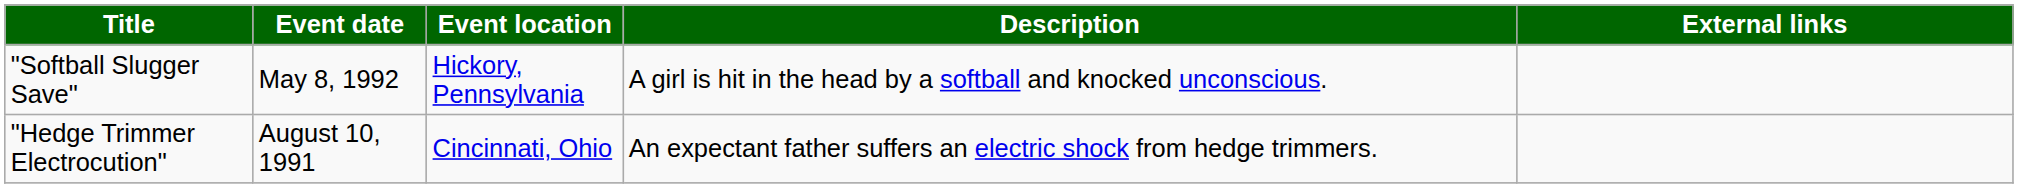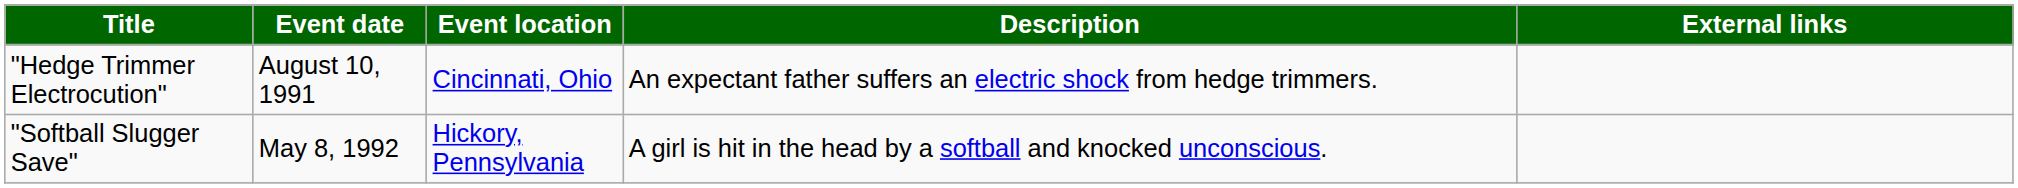rows swapped: (103, 148) <-> (105, 79)
